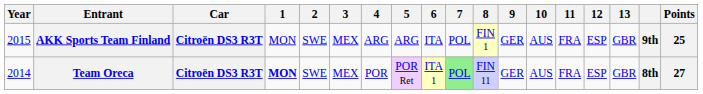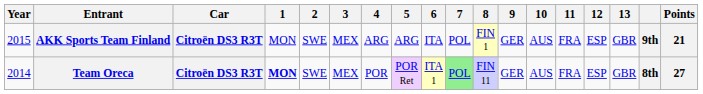(679, 39) 25 -> (679, 39) 21
